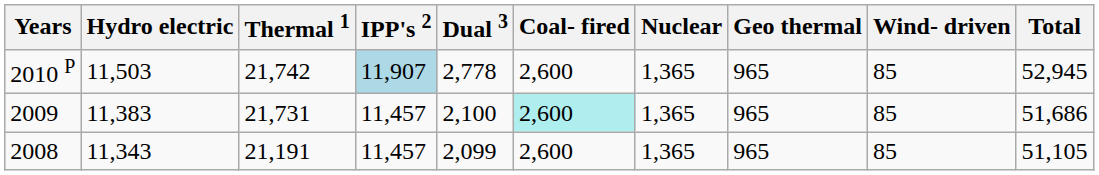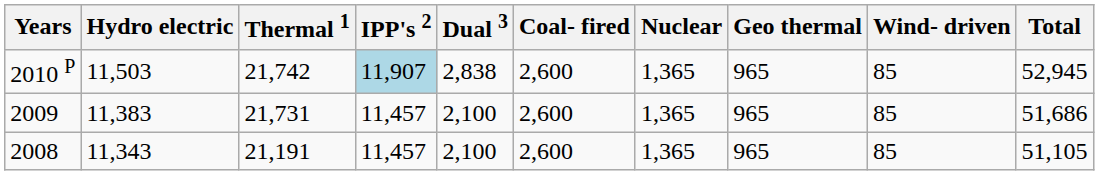(470, 71) 2,778 -> (470, 71) 2,838
(546, 112) paleturquoise background -> (546, 112) no background
(470, 150) 2,099 -> (470, 150) 2,100
